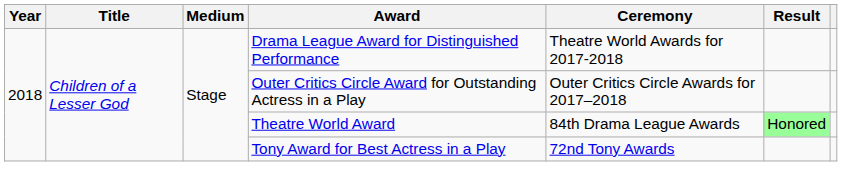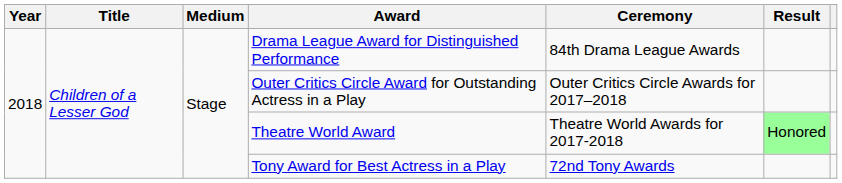(636, 49) Theatre World Awards for 2017-2018 -> (645, 49) 84th Drama League Awards
(645, 124) 84th Drama League Awards -> (636, 132) Theatre World Awards for 2017-2018
